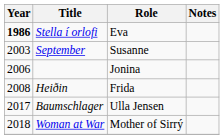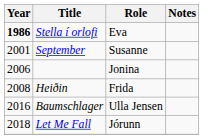(19, 50) 2003 -> (19, 50) 2001
(19, 106) 2017 -> (19, 106) 2016
- row: (70, 124)
+ row: (63, 124)
